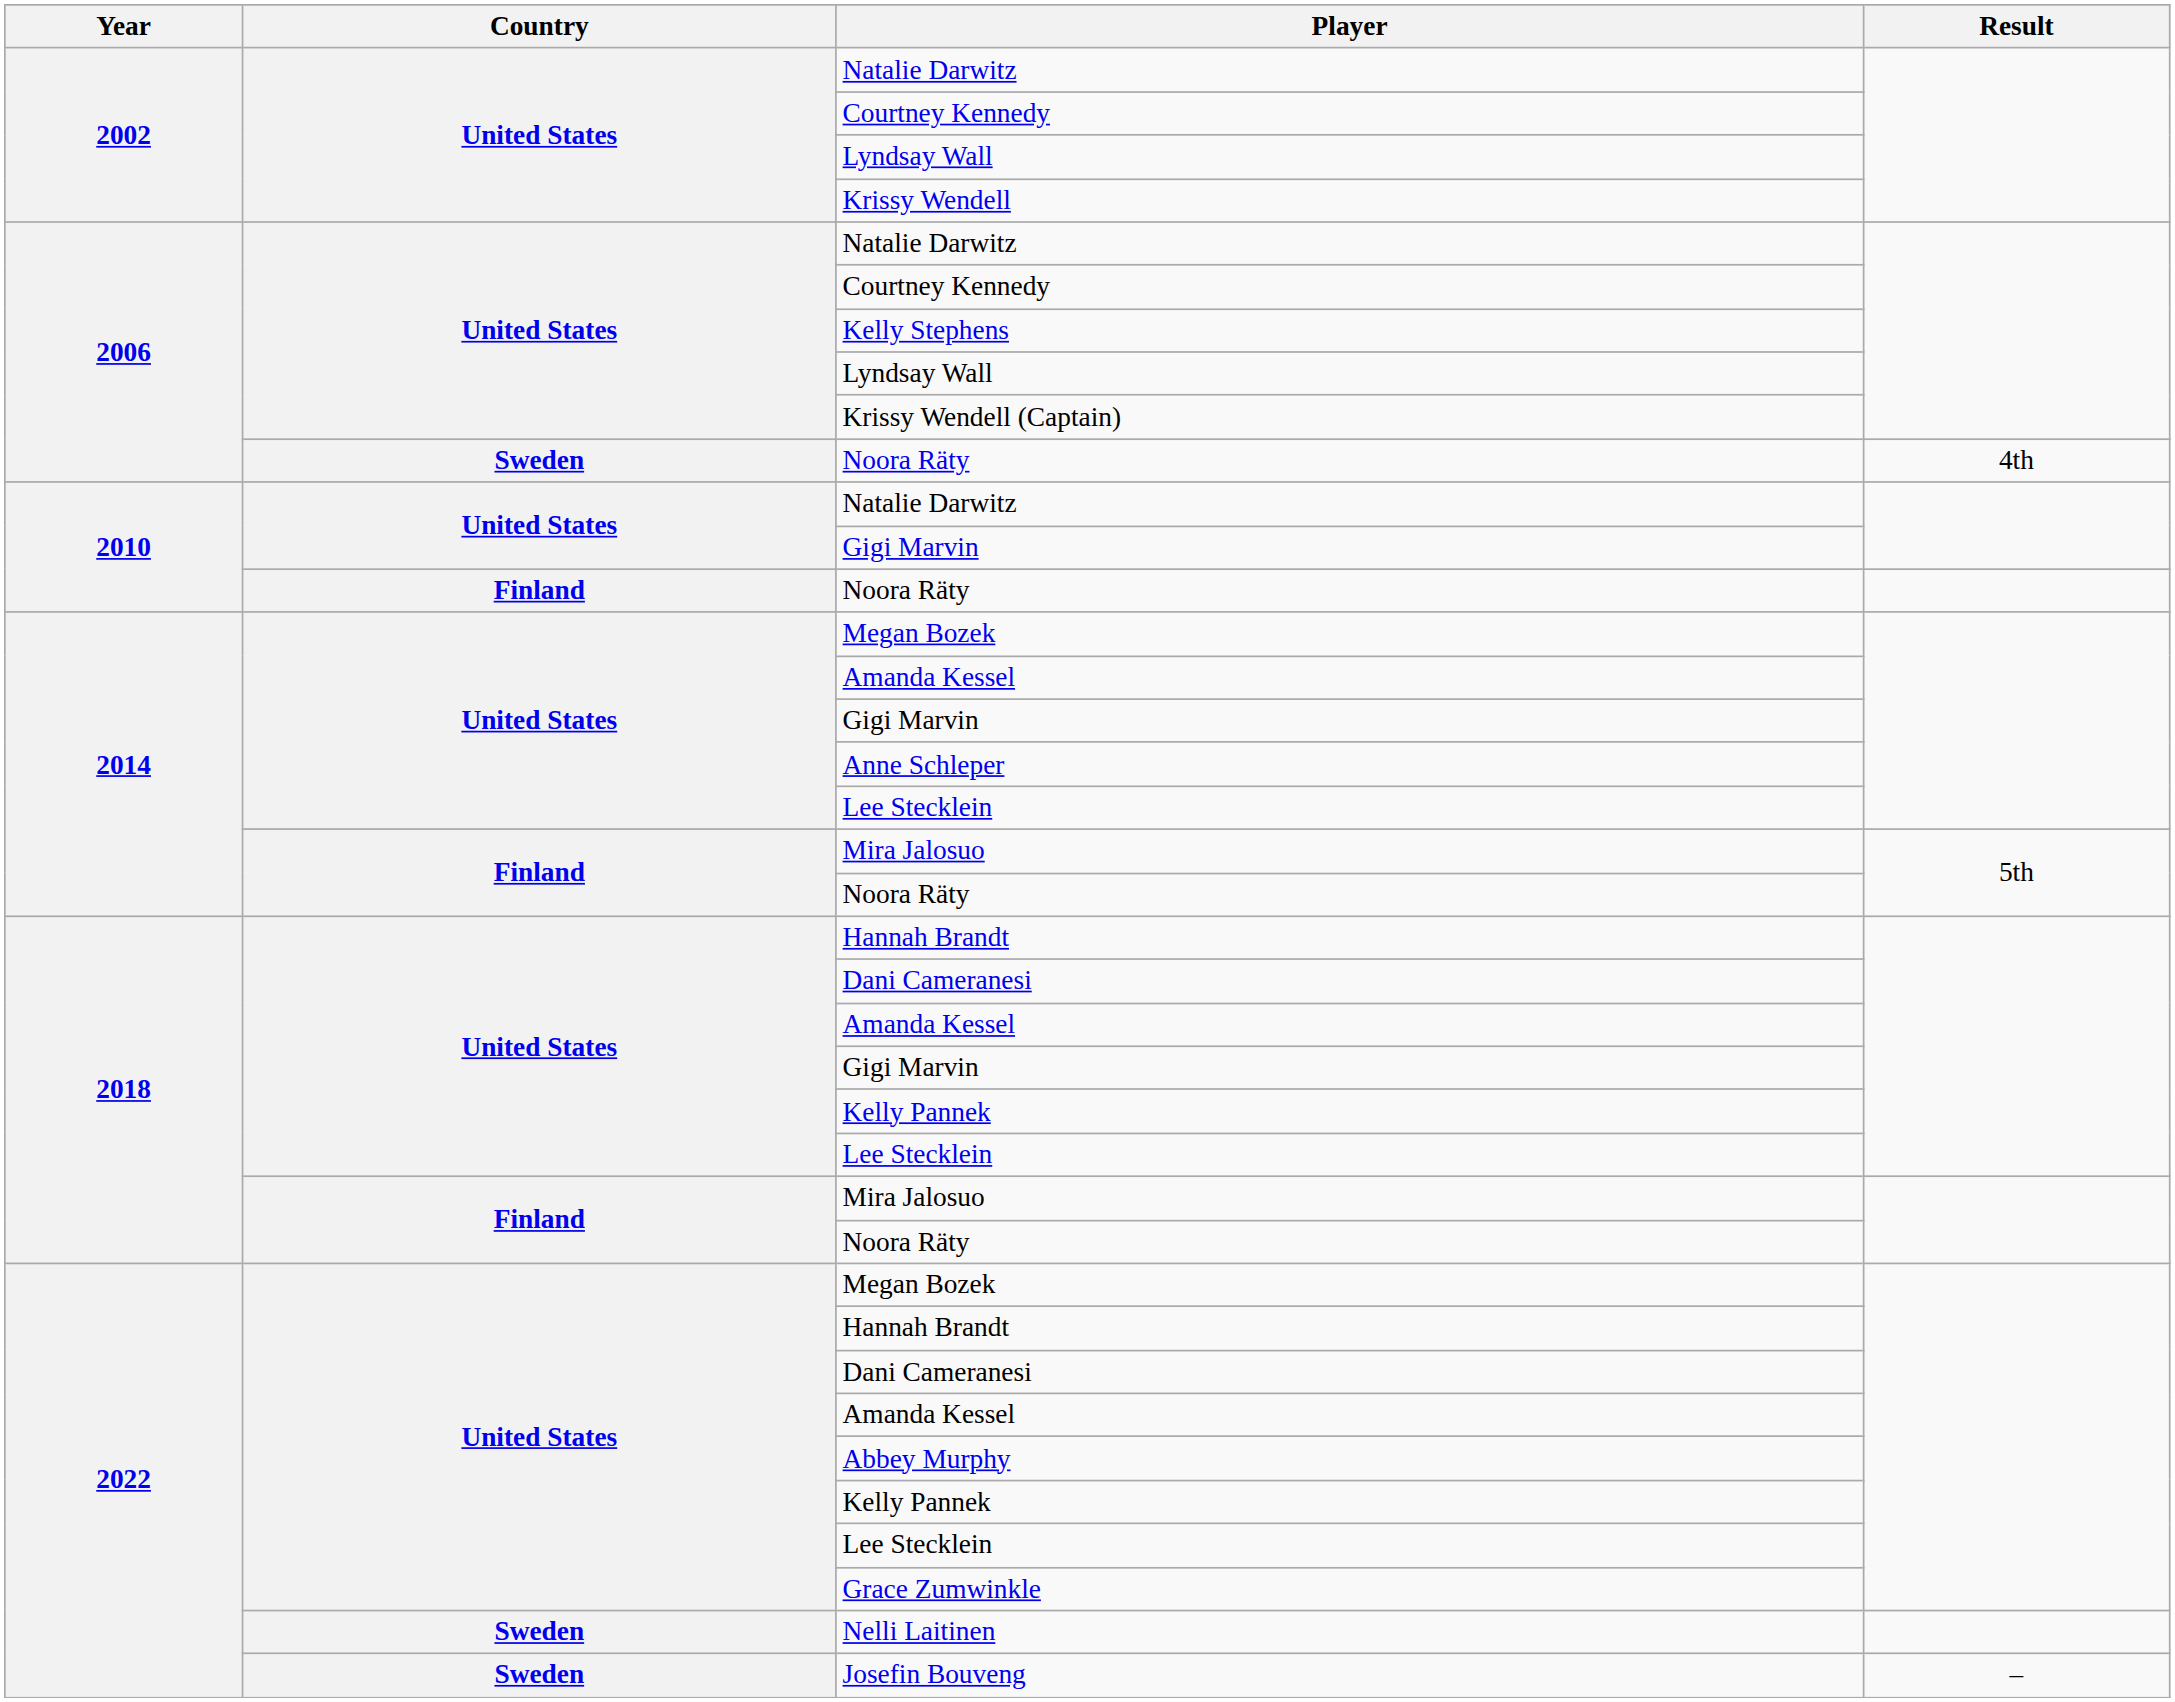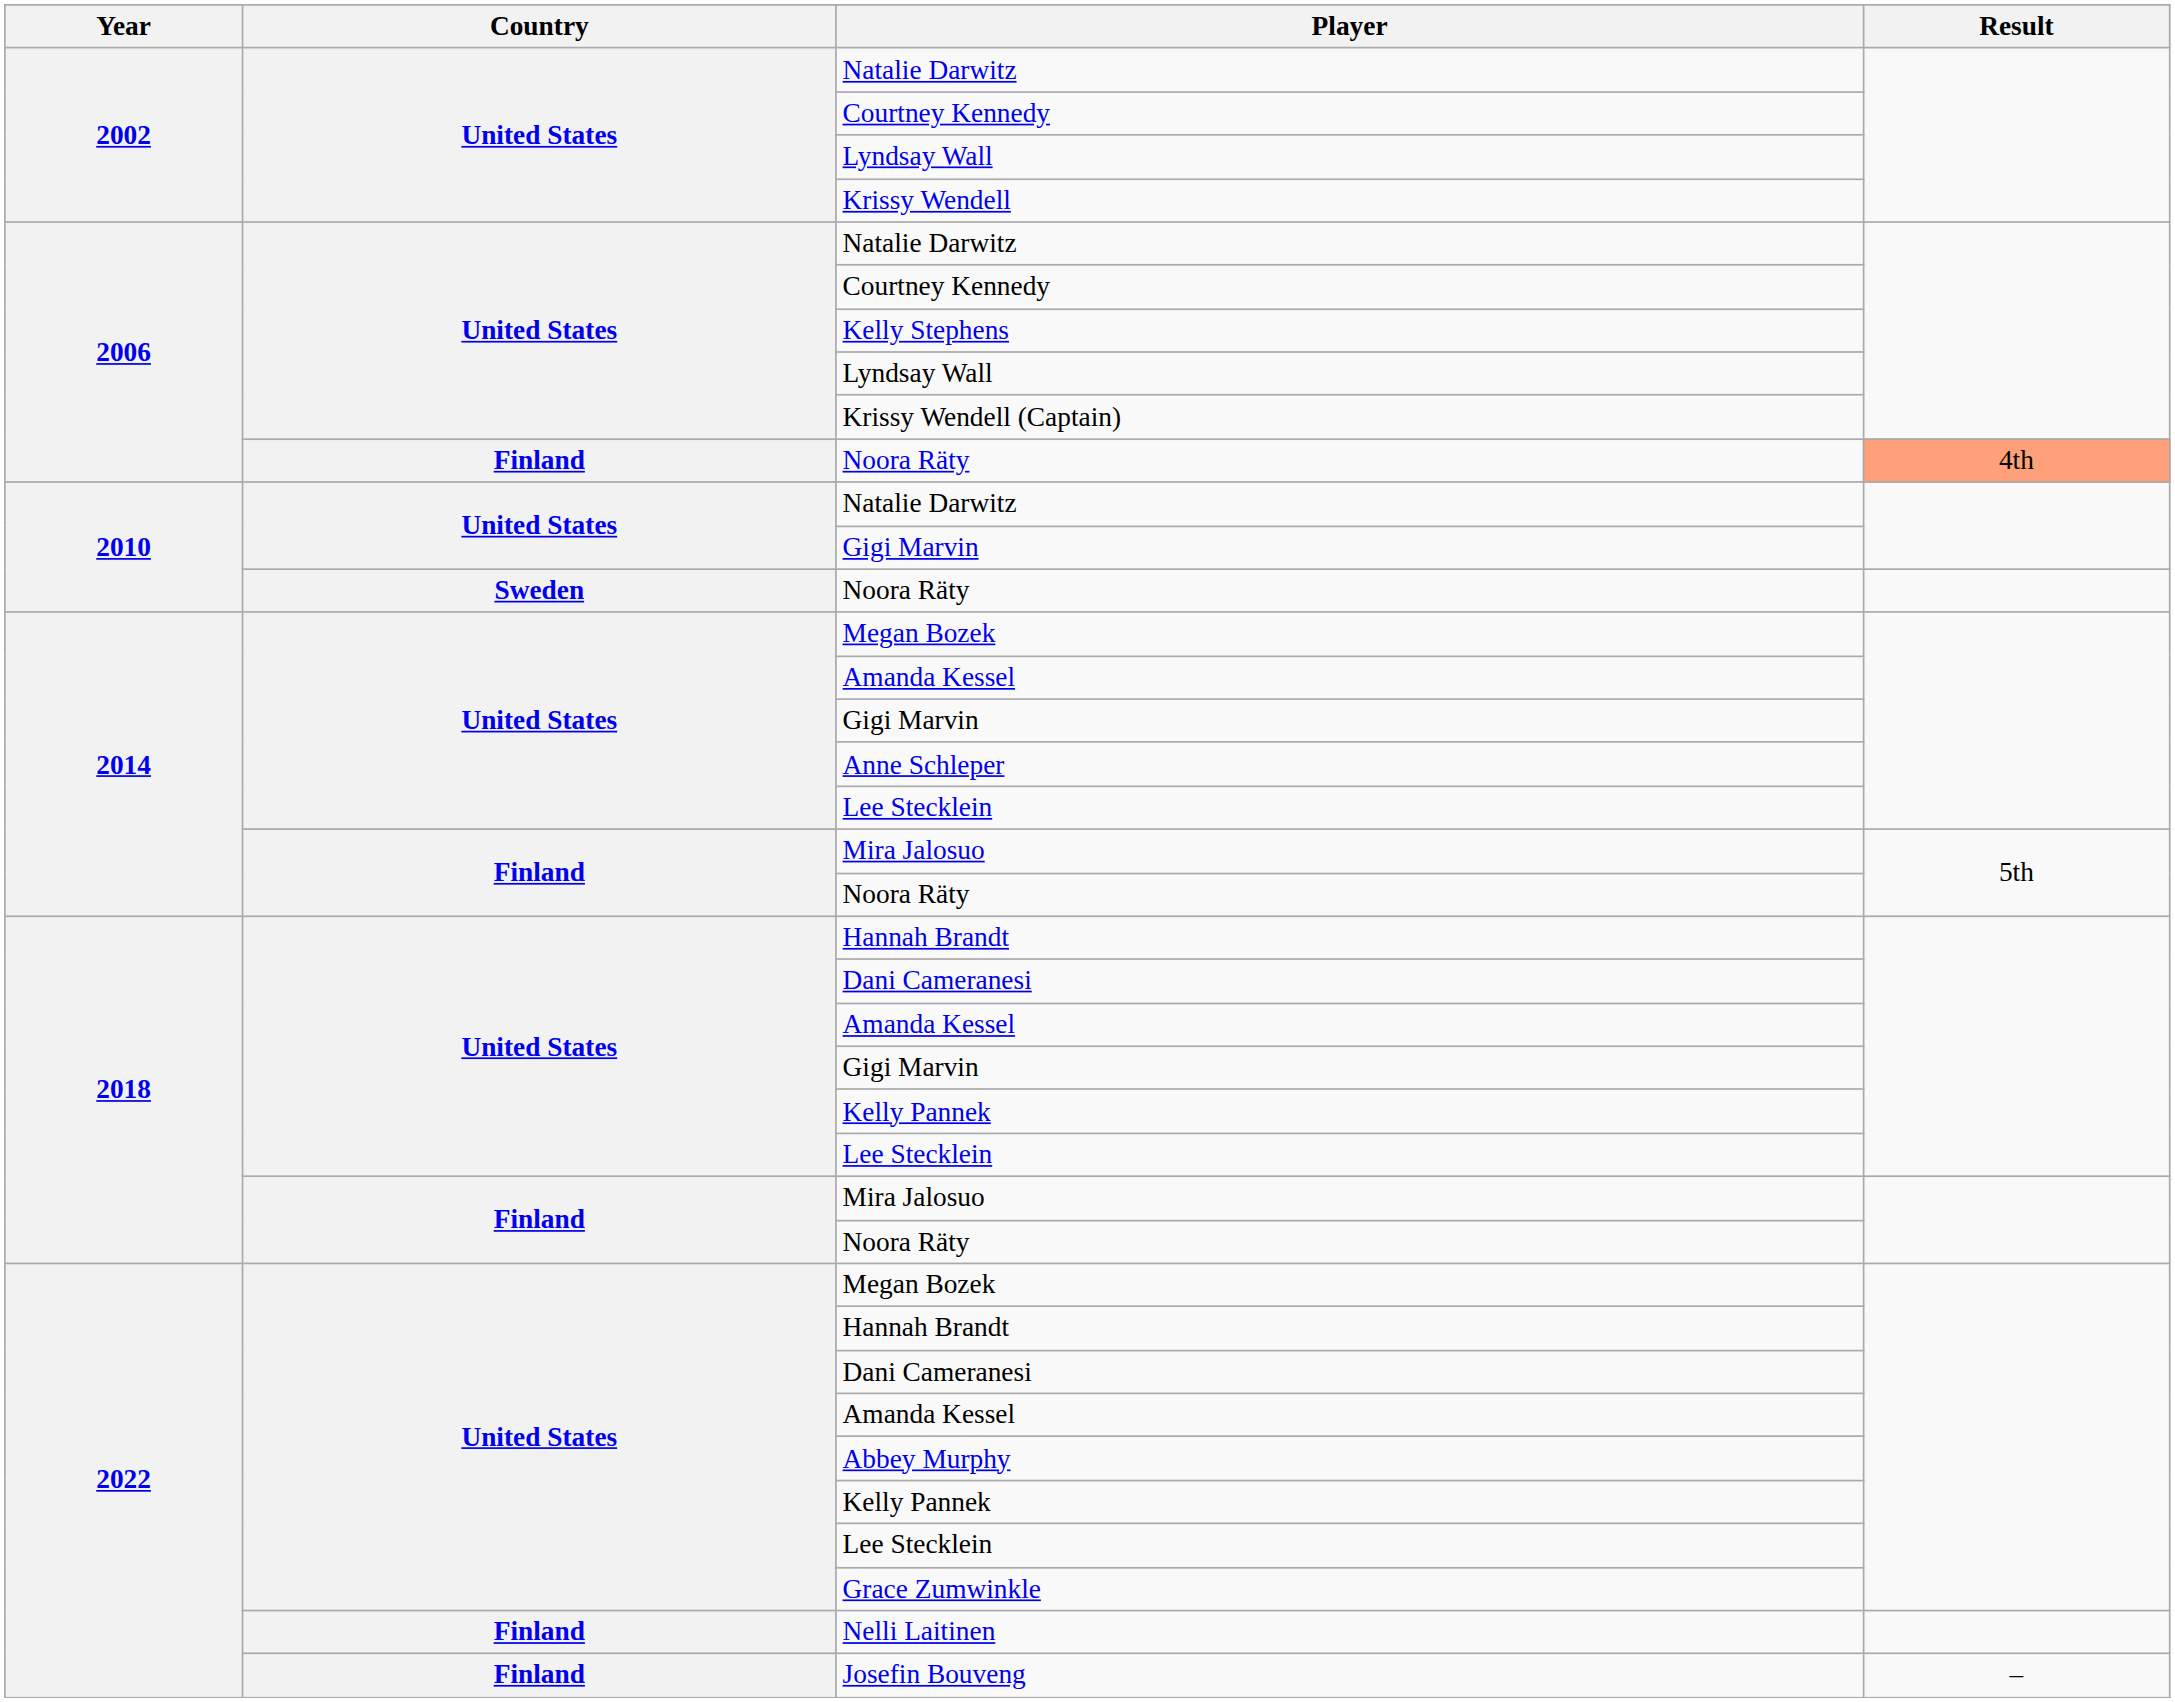(539, 460) Sweden -> (539, 460) Finland
(2016, 460) no background -> (2016, 460) lightsalmon background
(539, 590) Finland -> (539, 590) Sweden
(539, 1631) Sweden -> (539, 1631) Finland
(539, 1675) Sweden -> (539, 1675) Finland
